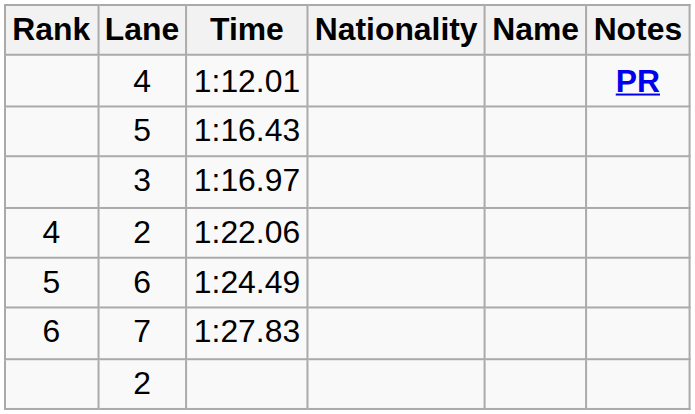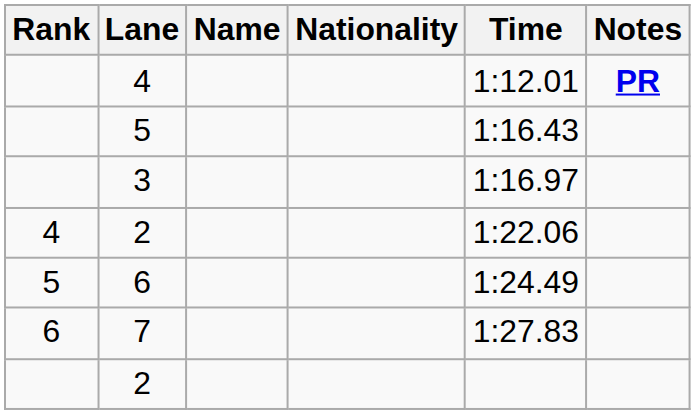columns swapped: (536, 29) <-> (247, 29)
